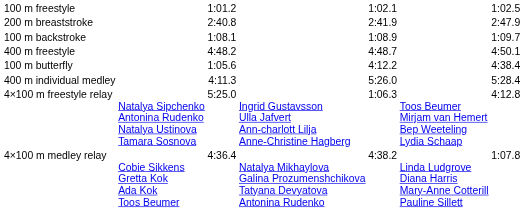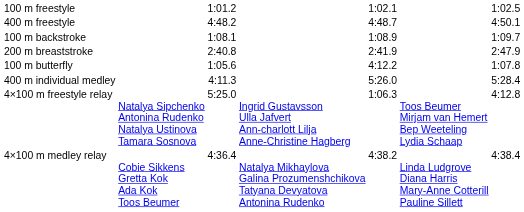rows swapped: (40, 51) <-> (48, 23)
(506, 66) 4:38.4 -> (506, 66) 1:07.8
(506, 155) 1:07.8 -> (506, 155) 4:38.4
